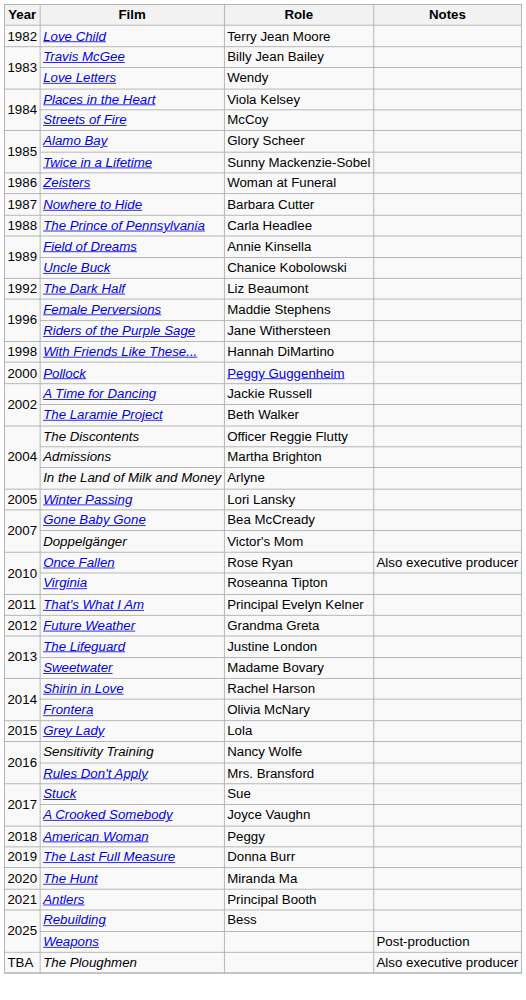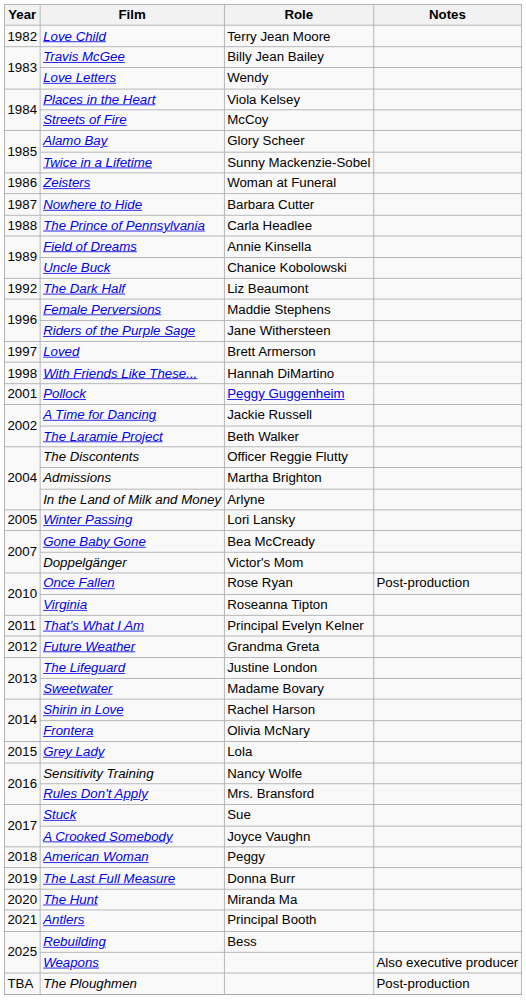+ row: (61, 352)
(22, 373) 2000 -> (22, 394) 2001
(447, 562) Also executive producer -> (423, 583) Post-production
(423, 941) Post-production -> (447, 962) Also executive producer
(447, 962) Also executive producer -> (423, 983) Post-production
